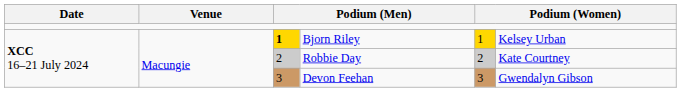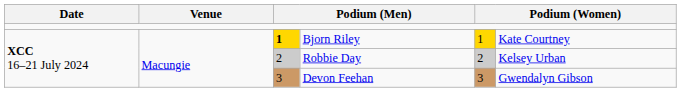(532, 39) Kelsey Urban -> (534, 39) Kate Courtney
(534, 58) Kate Courtney -> (532, 58) Kelsey Urban
